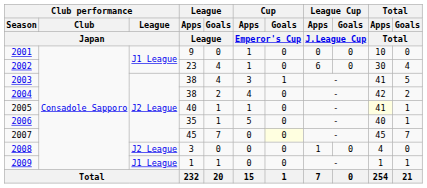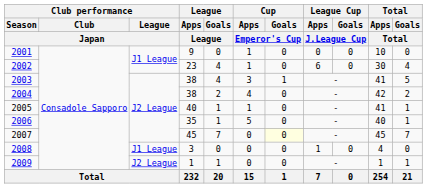(380, 108) lightyellow background -> (380, 108) no background
(154, 149) J2 League -> (154, 149) J1 League
(154, 163) J1 League -> (154, 163) J2 League
